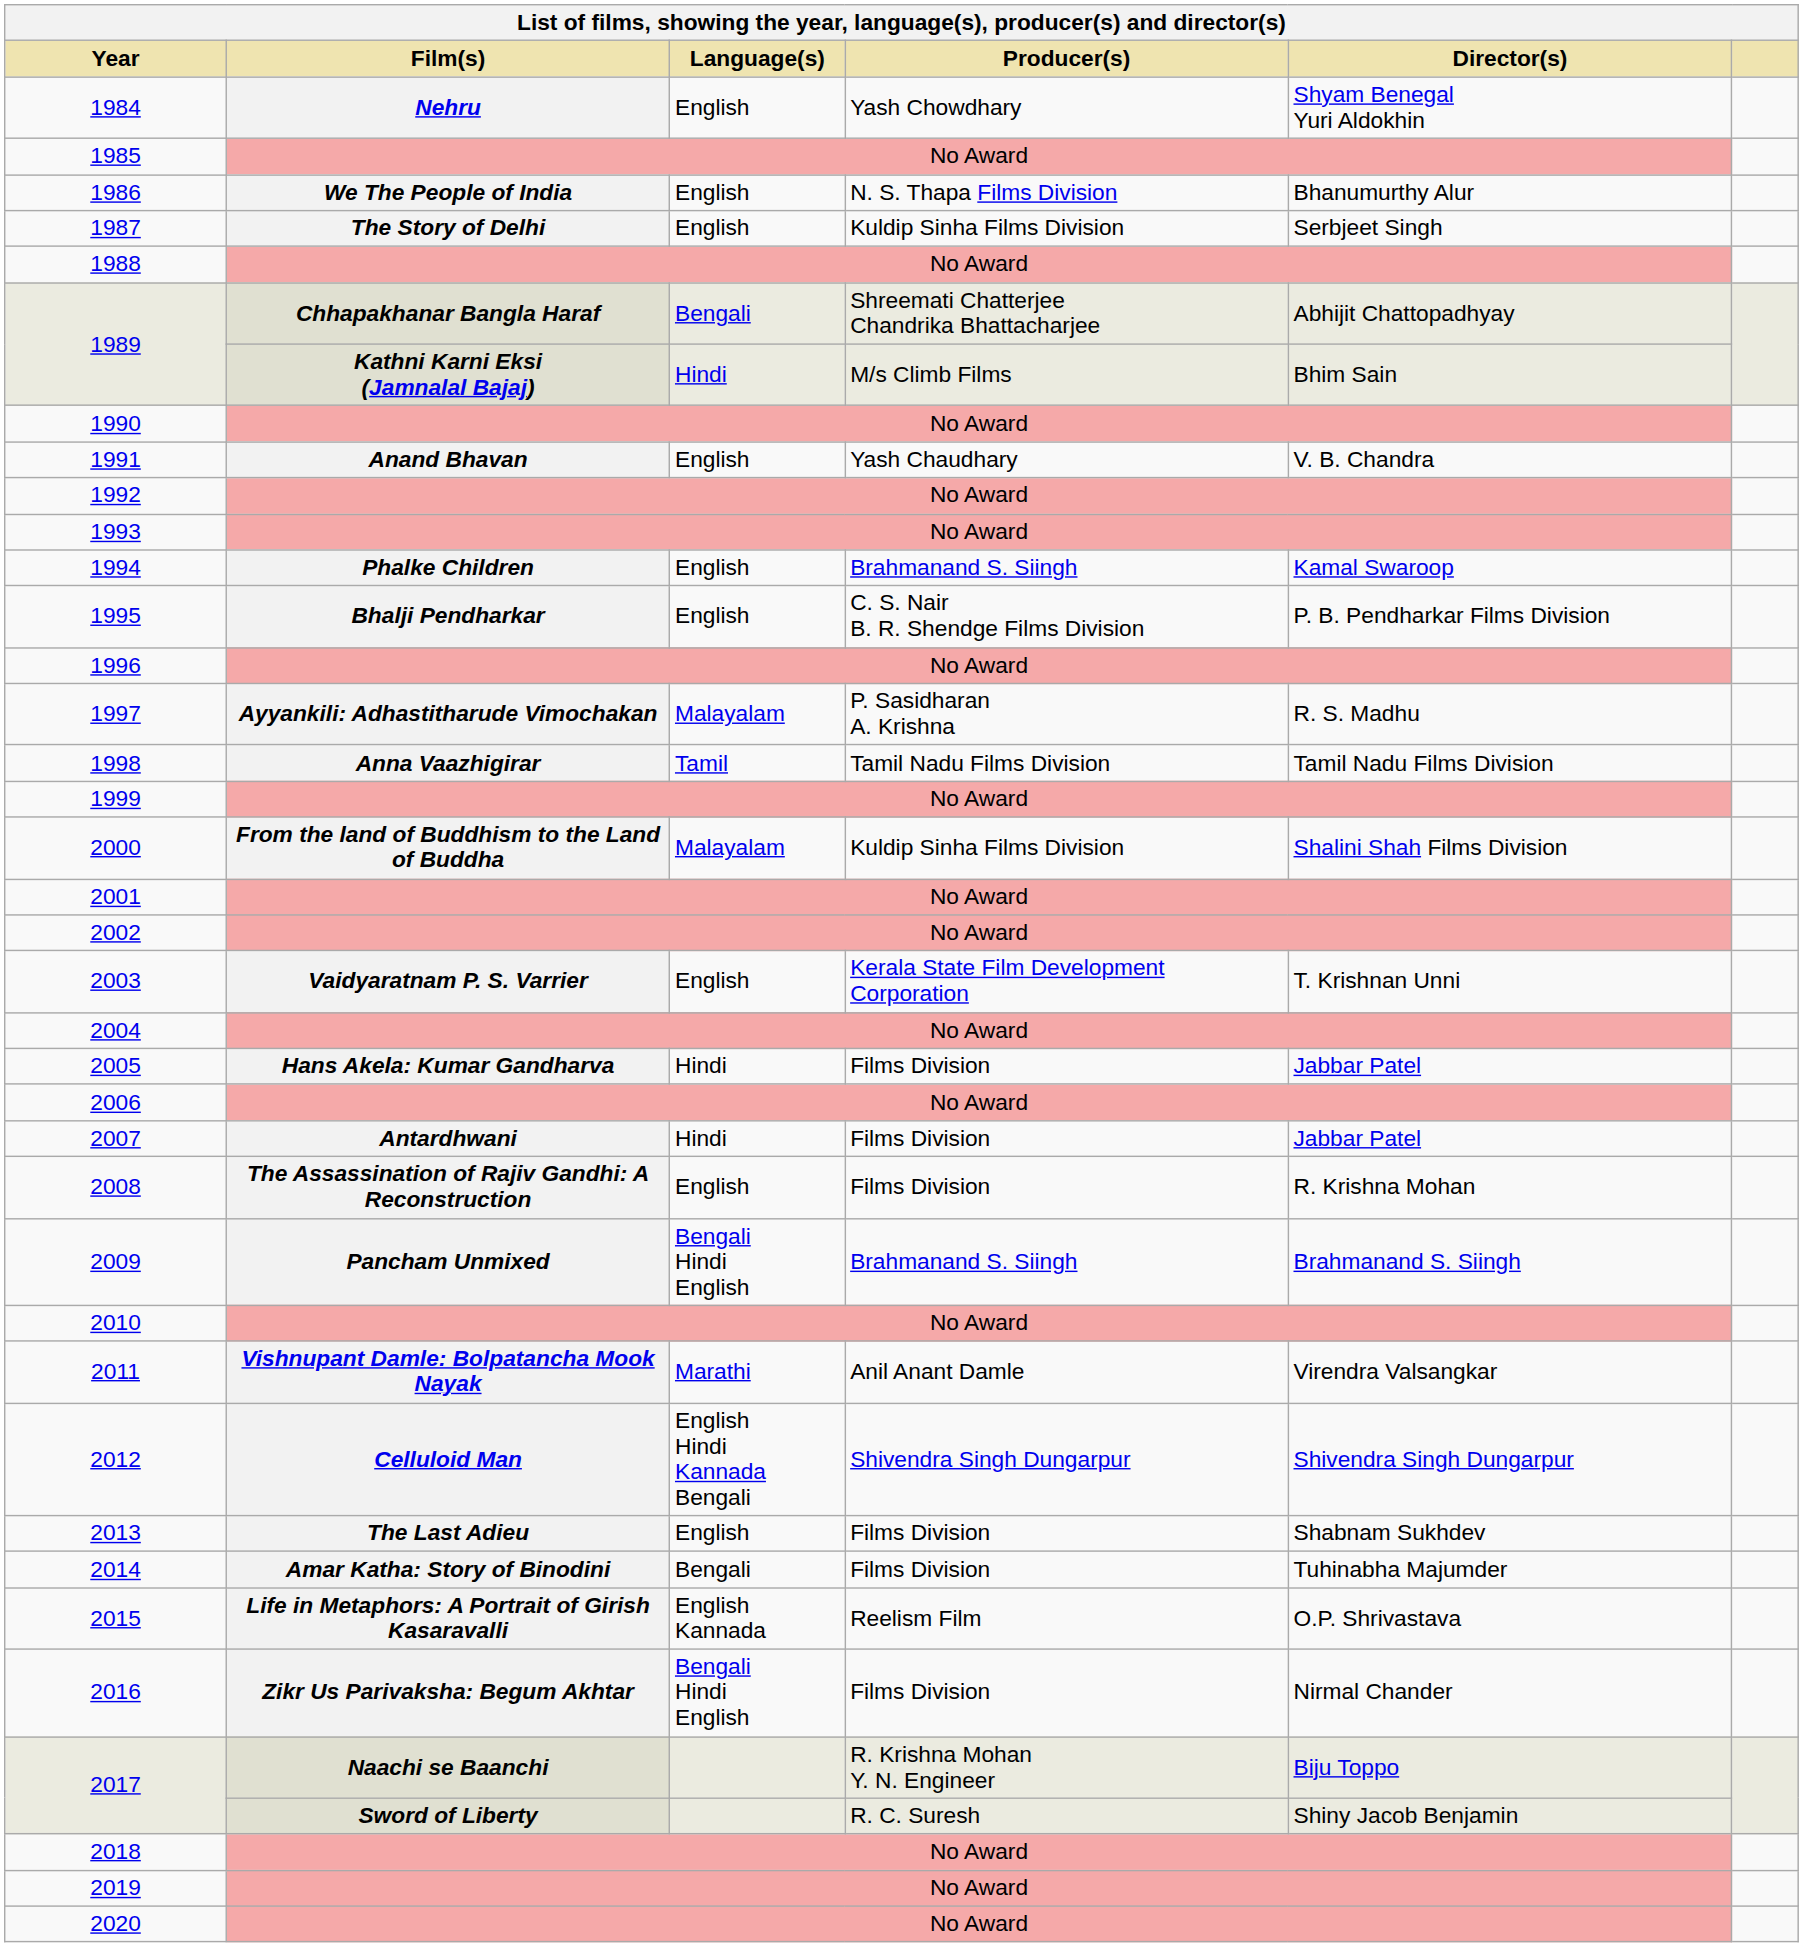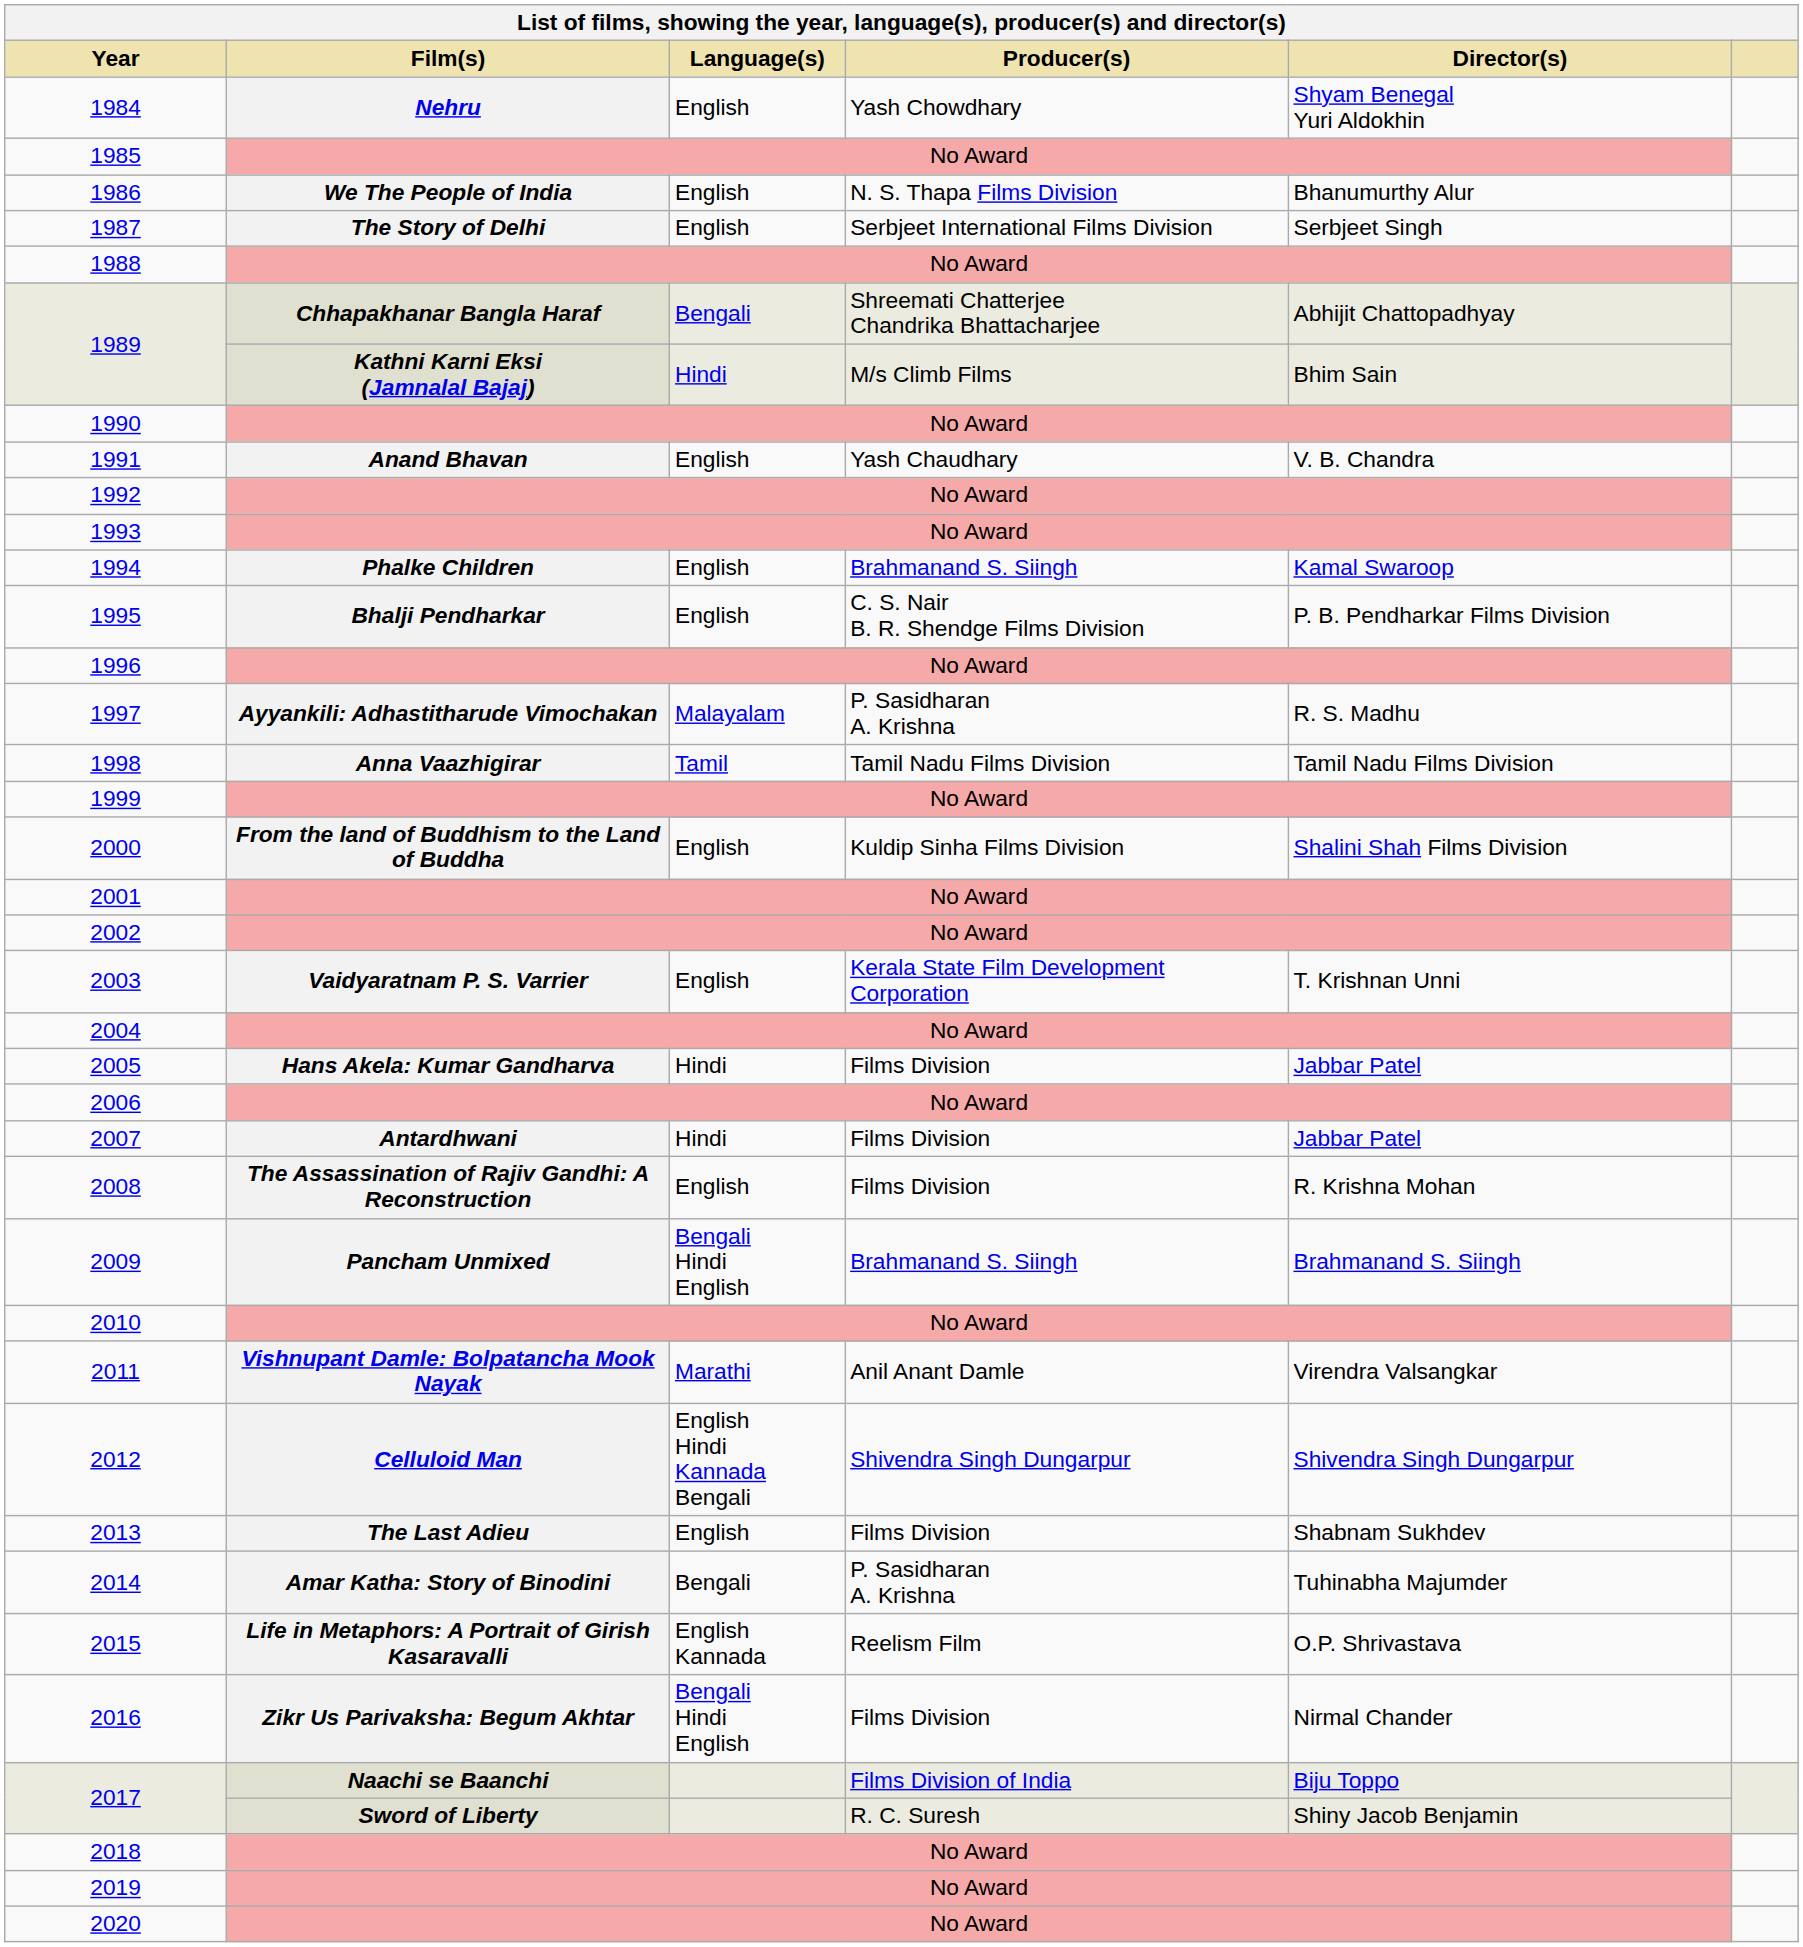(987, 228) Kuldip Sinha Films Division -> (1031, 228) Serbjeet International Films Division
(730, 847) Malayalam -> (712, 847) English
(920, 1569) Films Division -> (920, 1582) P. Sasidharan A. Krishna
(941, 1766) R. Krishna Mohan Y. N. Engineer -> (961, 1779) Films Division of India
